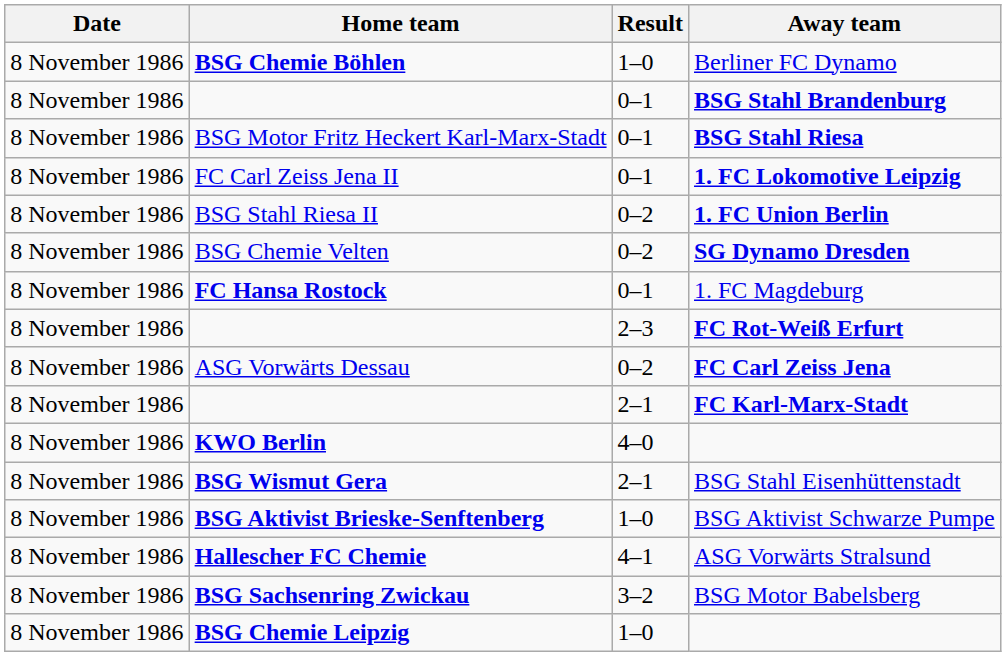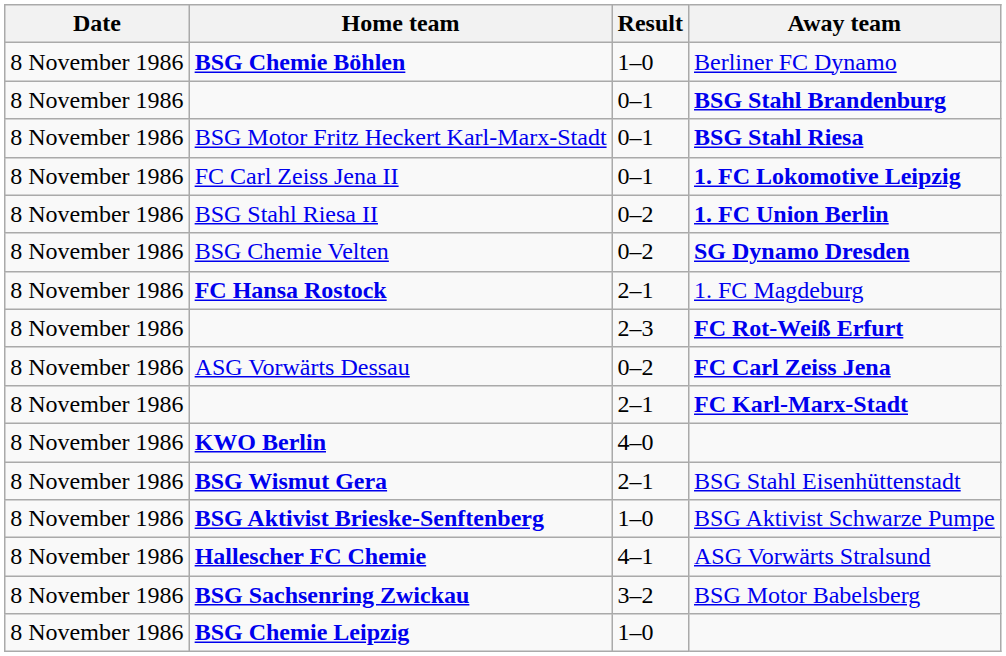(636, 289) 0–1 -> (636, 289) 2–1
